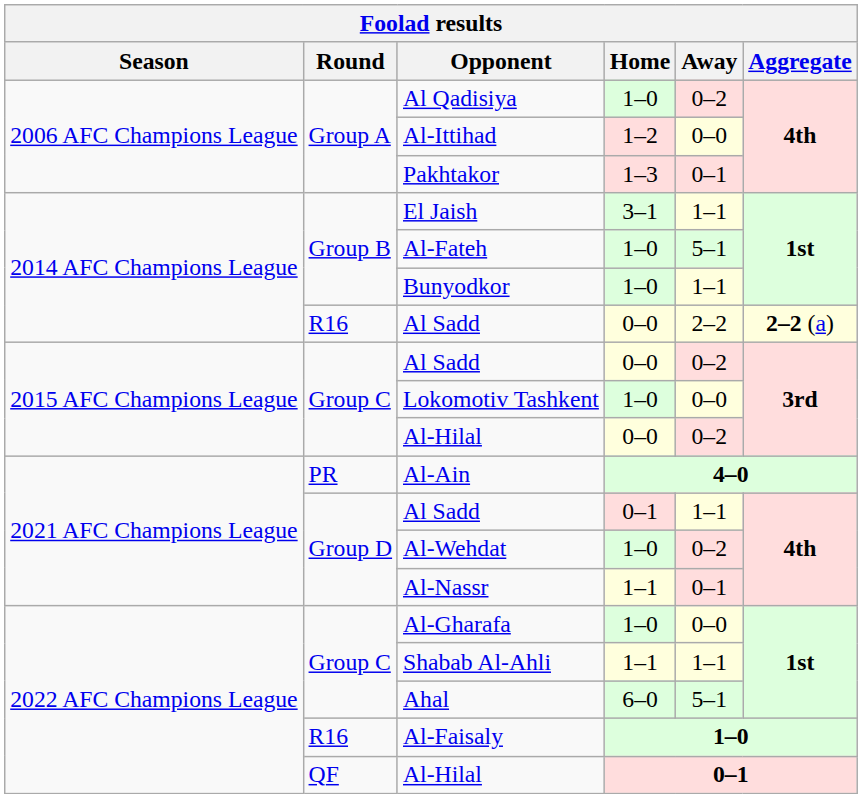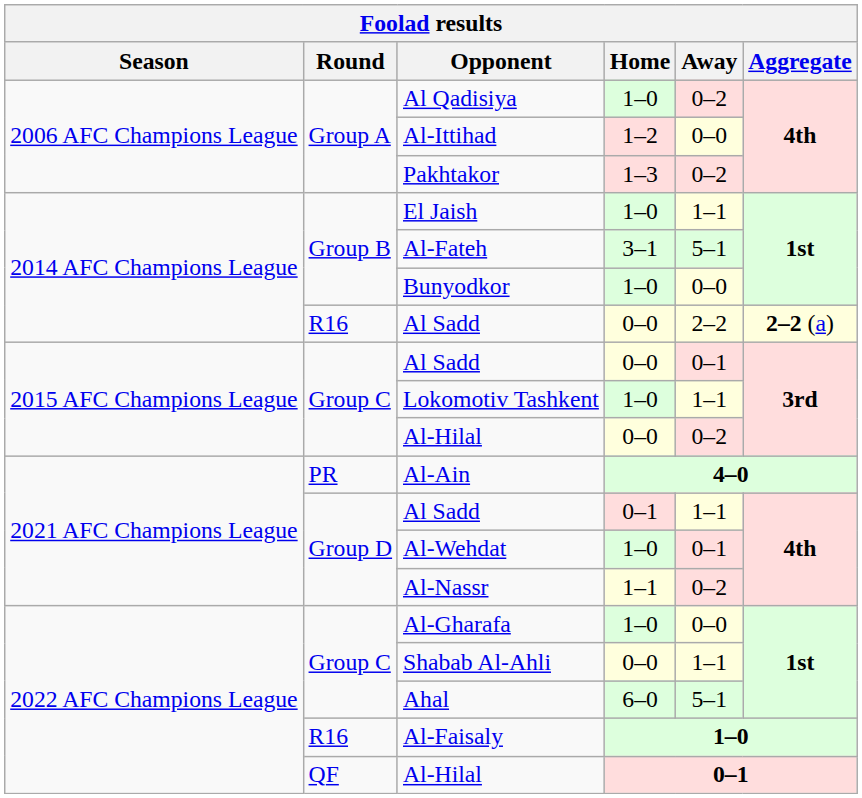(709, 173) 0–1 -> (709, 173) 0–2
(640, 211) 3–1 -> (640, 211) 1–0
(640, 248) 1–0 -> (640, 248) 3–1
(709, 286) 1–1 -> (709, 286) 0–0
(709, 361) 0–2 -> (709, 361) 0–1
(709, 398) 0–0 -> (709, 398) 1–1
(709, 549) 0–2 -> (709, 549) 0–1
(709, 586) 0–1 -> (709, 586) 0–2
(640, 661) 1–1 -> (640, 661) 0–0
